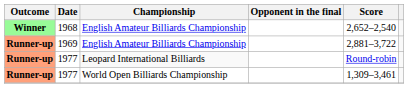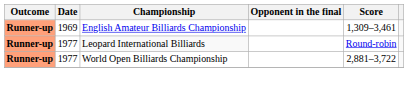- row: (68, 28)
(371, 43) 2,881–3,722 -> (371, 28) 1,309–3,461
(371, 75) 1,309–3,461 -> (371, 59) 2,881–3,722
